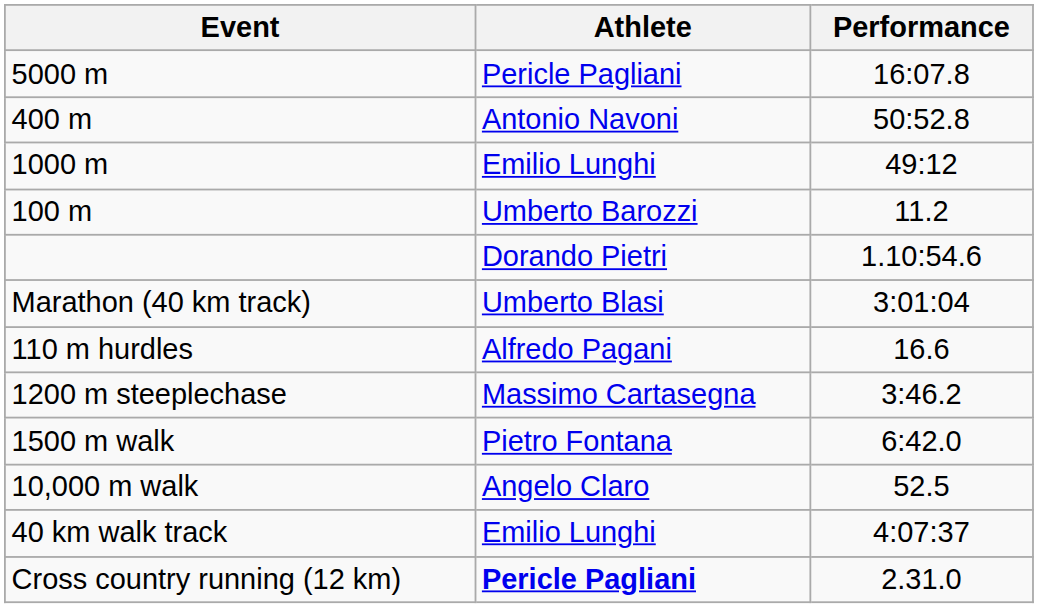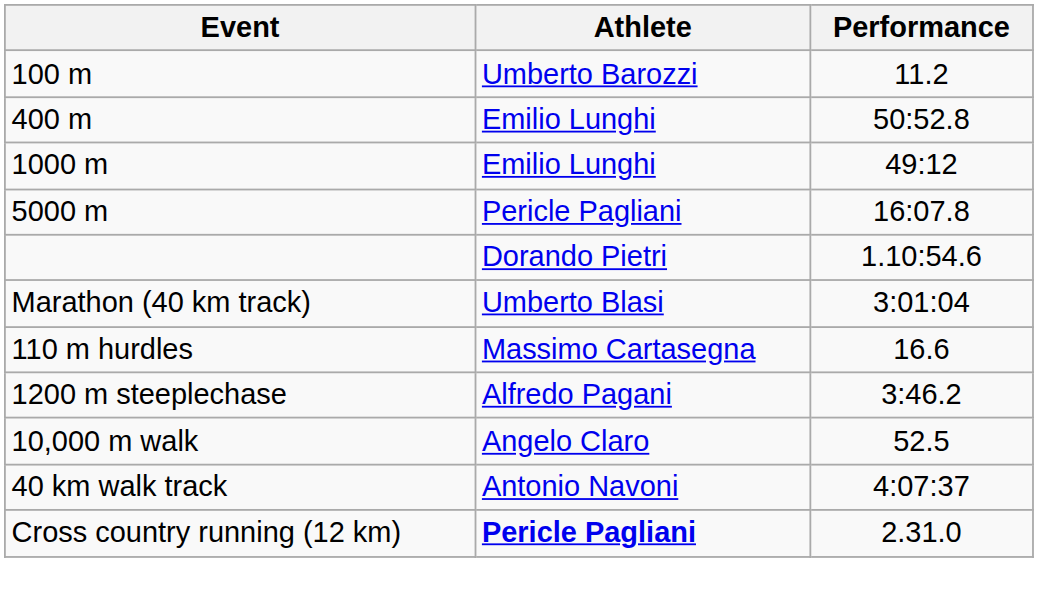rows swapped: (52, 211) <-> (60, 73)
(580, 119) Antonio Navoni -> (569, 119) Emilio Lunghi
(577, 348) Alfredo Pagani -> (619, 348) Massimo Cartasegna
(619, 394) Massimo Cartasegna -> (577, 394) Alfredo Pagani
- row: (93, 440)
(569, 532) Emilio Lunghi -> (580, 486) Antonio Navoni
